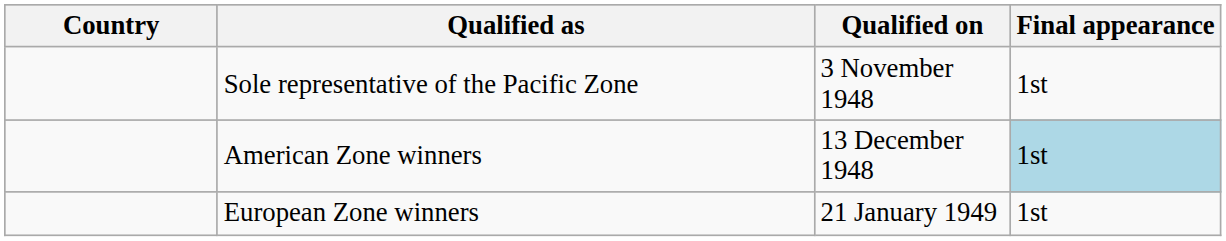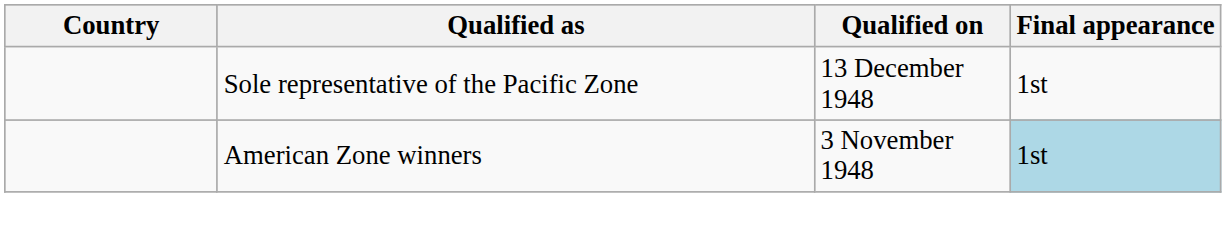(887, 83) 3 November 1948 -> (892, 83) 13 December 1948
(892, 155) 13 December 1948 -> (887, 155) 3 November 1948
- row: (351, 212)
